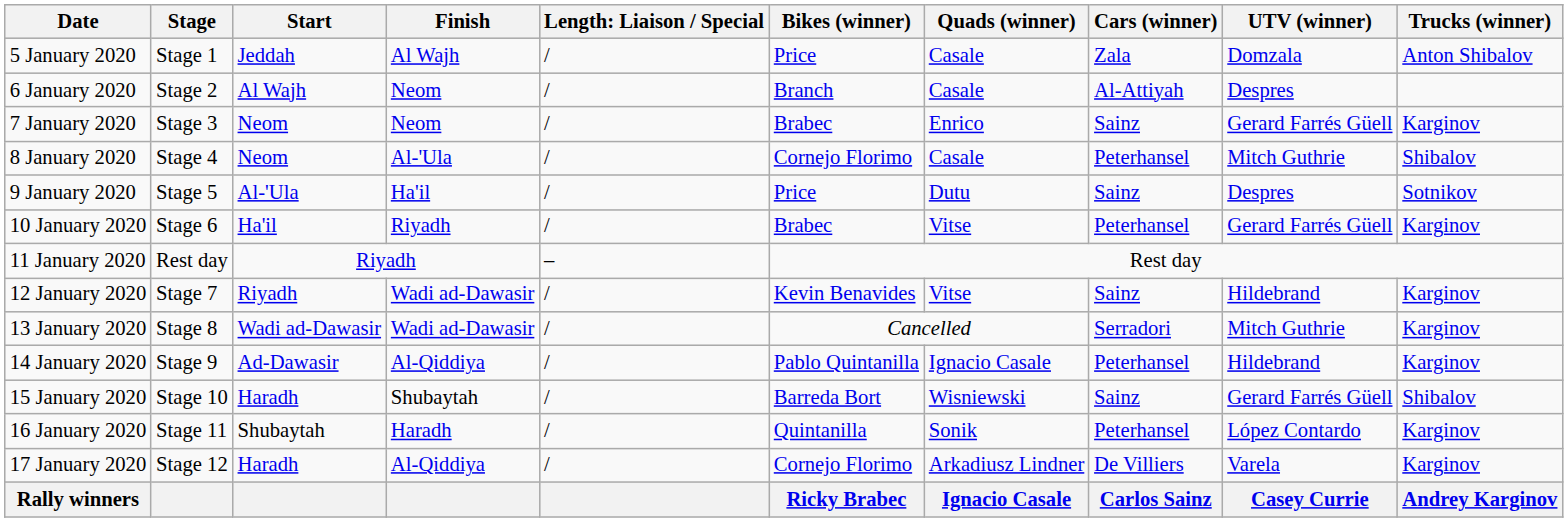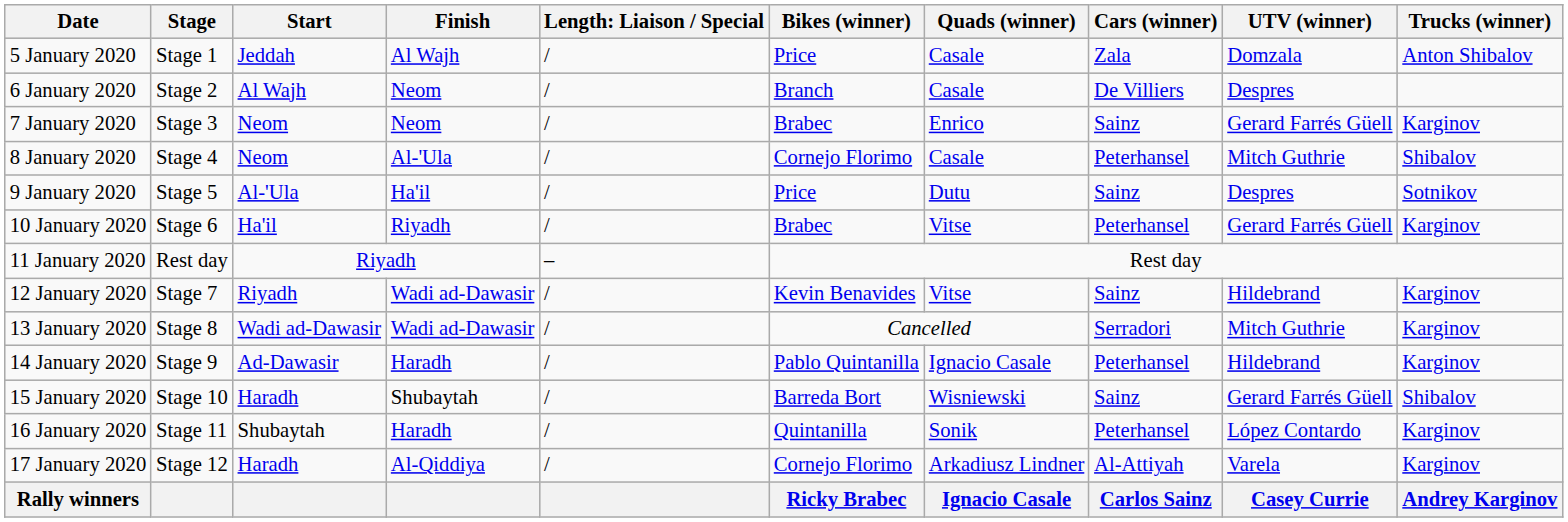(1139, 89) Al-Attiyah -> (1139, 89) De Villiers
(438, 362) Al-Qiddiya -> (421, 362) Haradh
(1139, 464) De Villiers -> (1139, 464) Al-Attiyah
